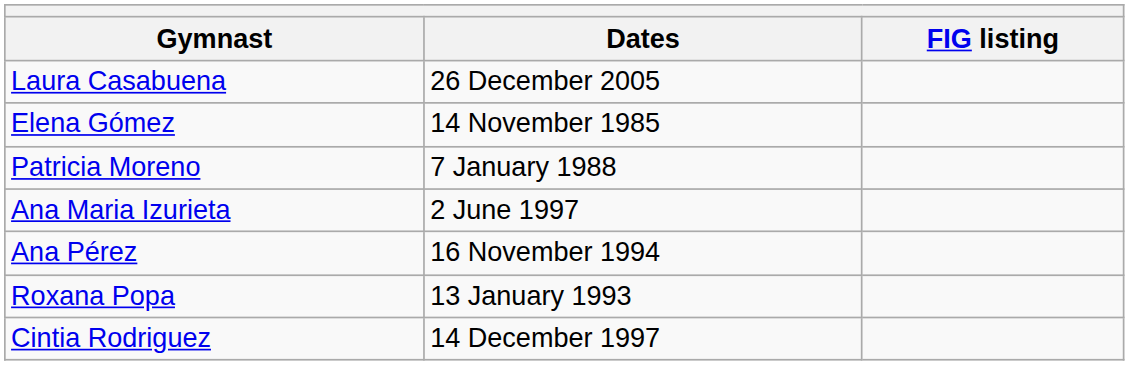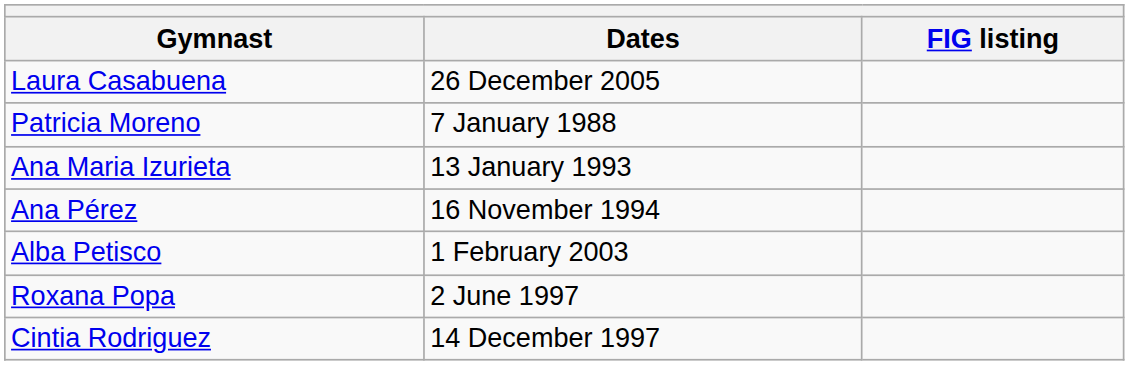- row: (93, 124)
(505, 209) 2 June 1997 -> (531, 167) 13 January 1993
+ row: (86, 252)
(531, 295) 13 January 1993 -> (505, 295) 2 June 1997
